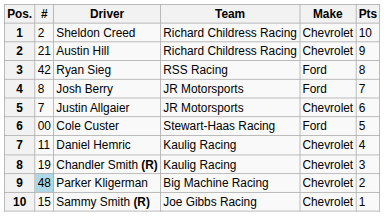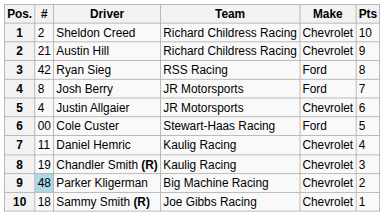(41, 108) 7 -> (41, 108) 4
(44, 202) 15 -> (44, 202) 18
